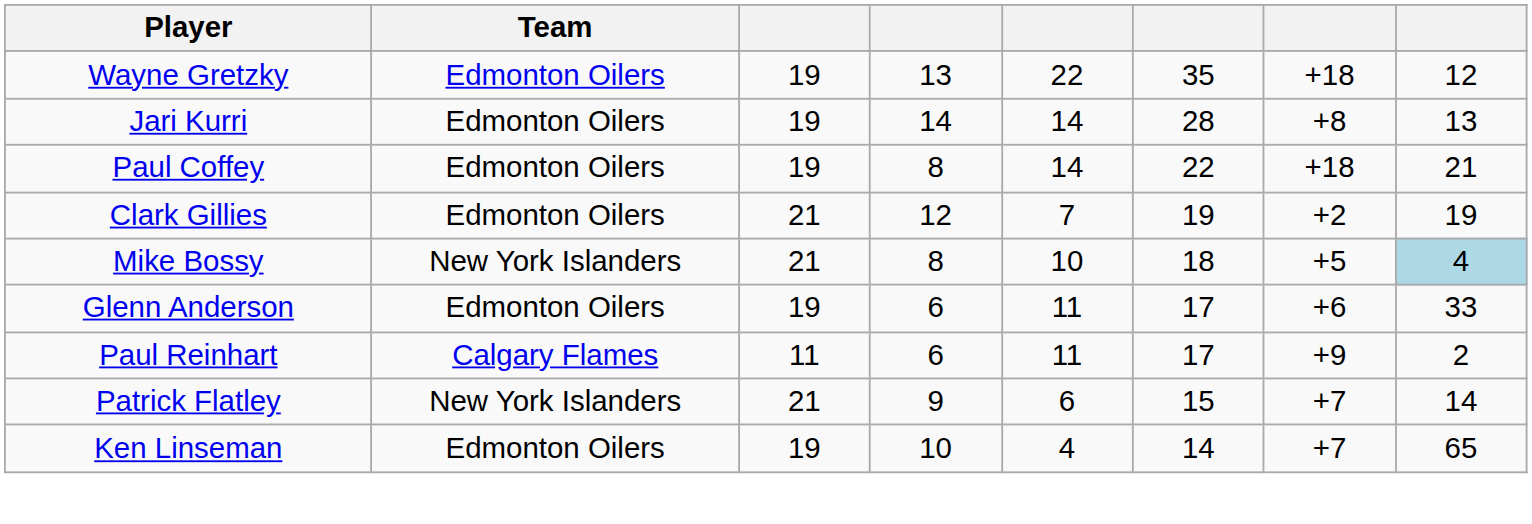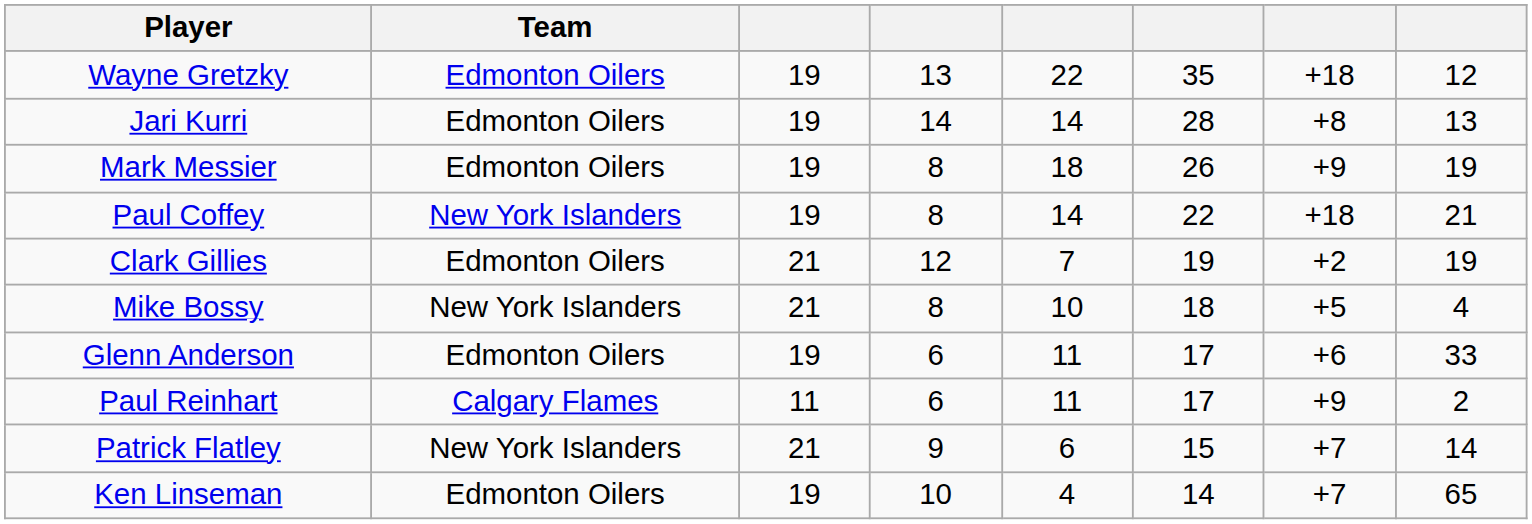+ row: (188, 167)
(555, 167) Edmonton Oilers -> (555, 214) New York Islanders
(1461, 261) lightblue background -> (1461, 307) no background
